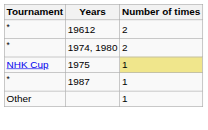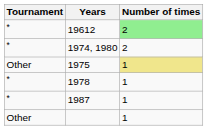(125, 29) no background -> (125, 29) lightgreen background
(28, 64) NHK Cup -> (19, 64) Other
+ row: (79, 82)
